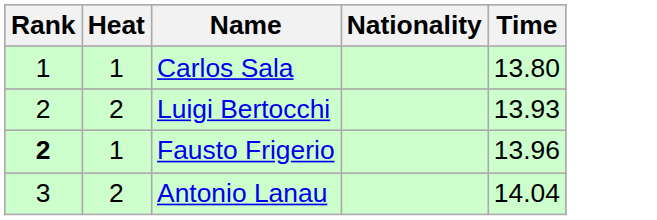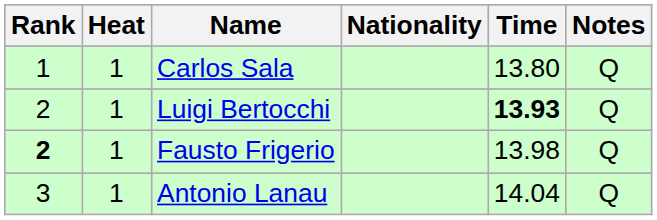+ column: (609, 25)
(116, 109) 2 -> (116, 109) 1
(527, 109) normal -> (527, 109) bold
(527, 151) 13.96 -> (527, 151) 13.98
(116, 192) 2 -> (116, 192) 1
